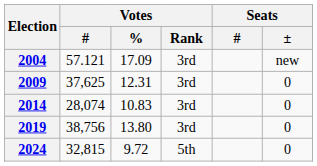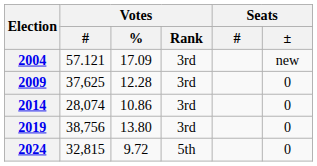(136, 82) 12.31 -> (136, 82) 12.28
(136, 104) 10.83 -> (136, 104) 10.86
